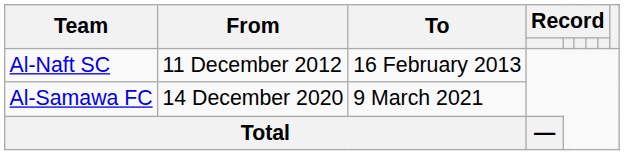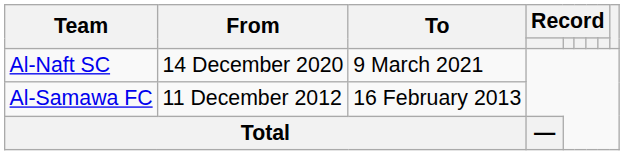(252, 64) 11 December 2012 -> (253, 64) 14 December 2020
(437, 64) 16 February 2013 -> (418, 64) 9 March 2021
(253, 98) 14 December 2020 -> (252, 98) 11 December 2012
(418, 98) 9 March 2021 -> (437, 98) 16 February 2013
